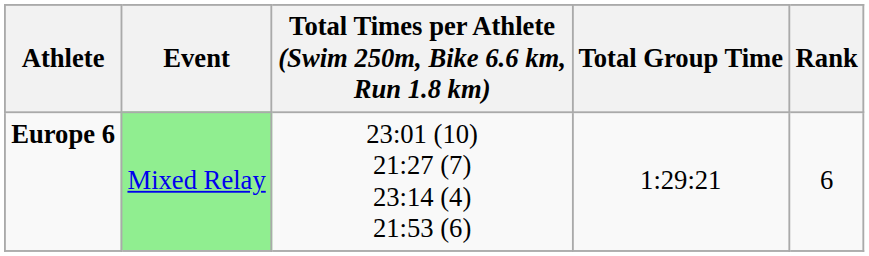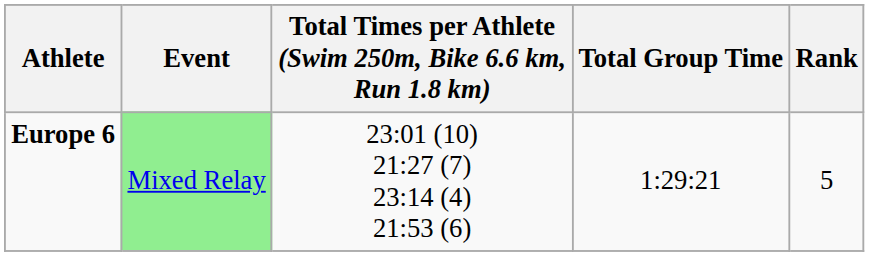(827, 180) 6 -> (827, 180) 5
